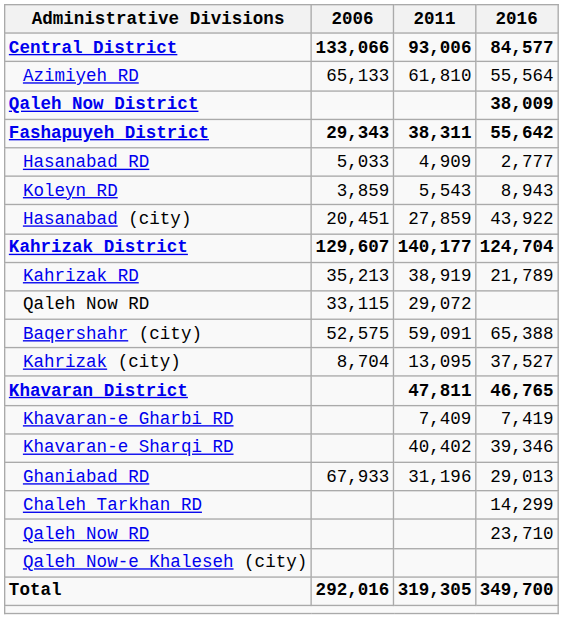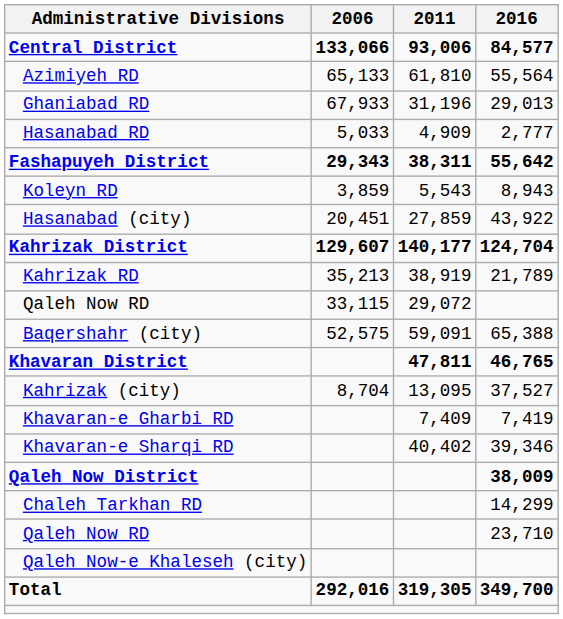rows swapped: (86, 477) <-> (104, 105)
rows swapped: (109, 133) <-> (86, 162)
rows swapped: (102, 362) <-> (98, 391)
